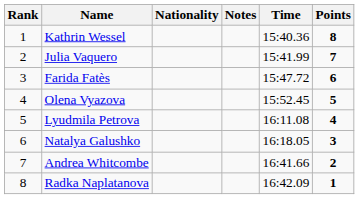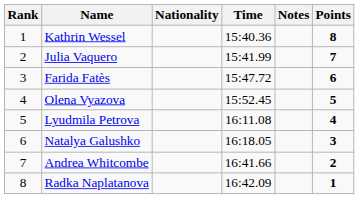columns swapped: (286, 15) <-> (241, 15)
